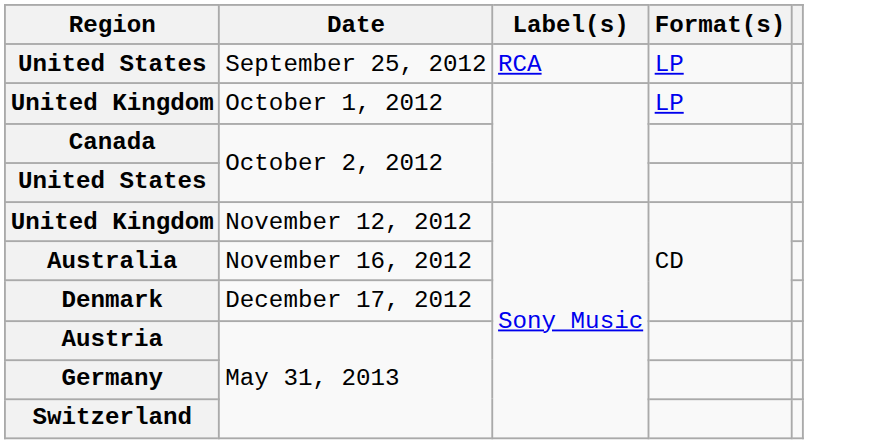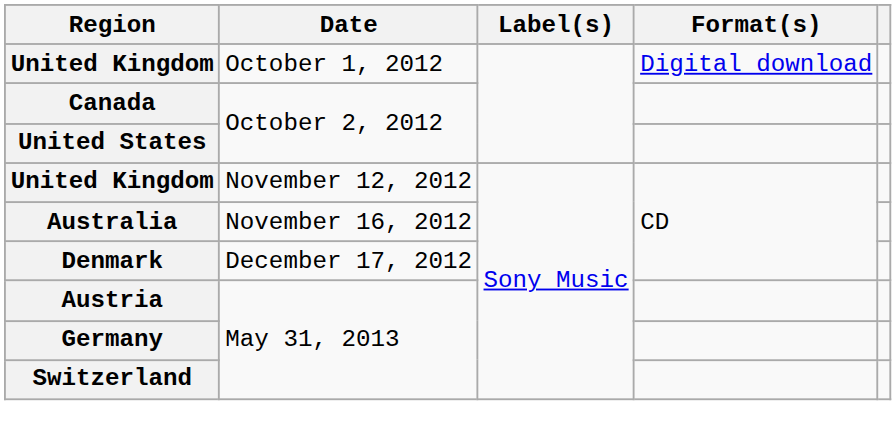- row: (112, 64)
(669, 103) LP -> (756, 64) Digital download
